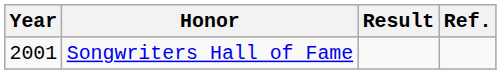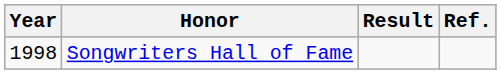(33, 53) 2001 -> (33, 53) 1998
